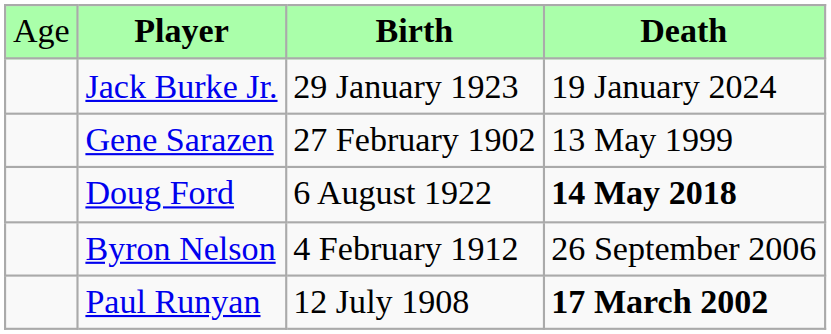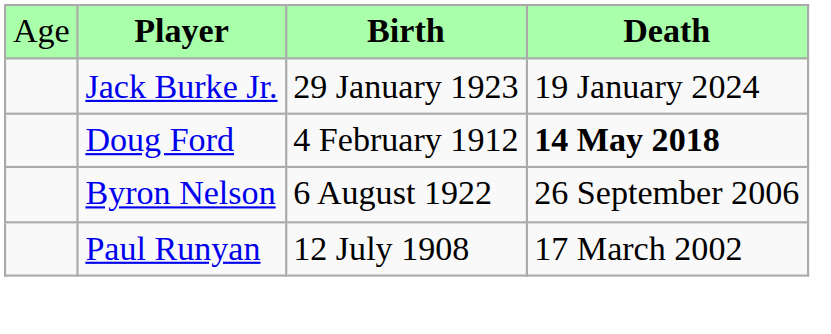- row: (180, 139)
(393, 193) 6 August 1922 -> (406, 139) 4 February 1912
(406, 247) 4 February 1912 -> (393, 193) 6 August 1922
(660, 301) bold -> (638, 247) normal
